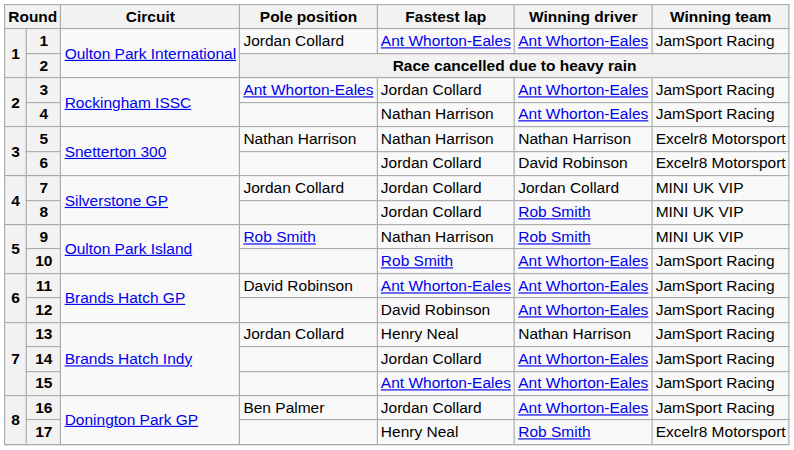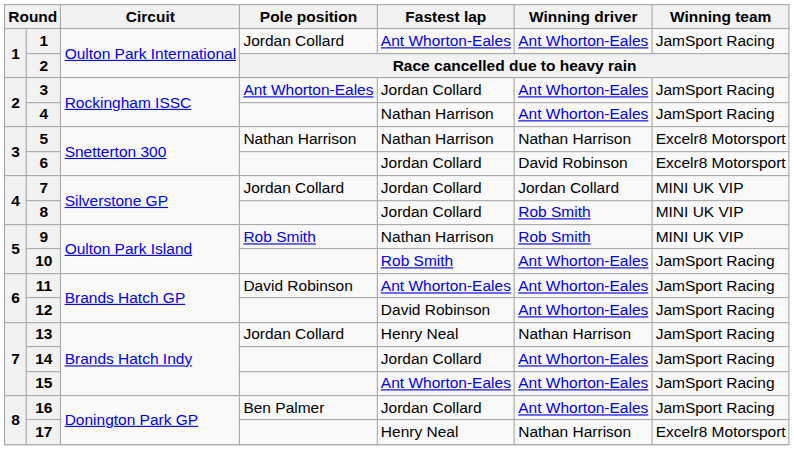(554, 432) Rob Smith -> (575, 432) Nathan Harrison
